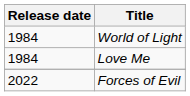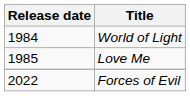(23, 59) 1984 -> (23, 59) 1985
